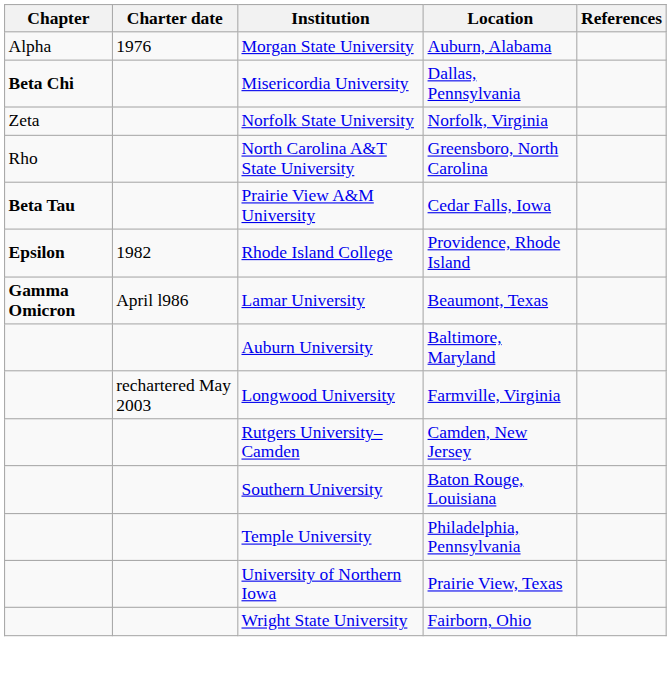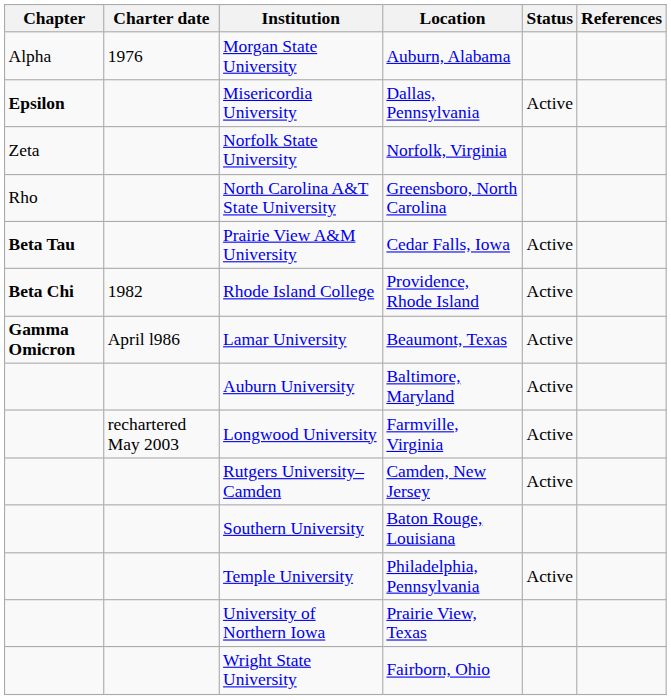+ column: (550, 18)
(41, 83) Beta Chi -> (37, 103) Epsilon
(37, 252) Epsilon -> (41, 292) Beta Chi
